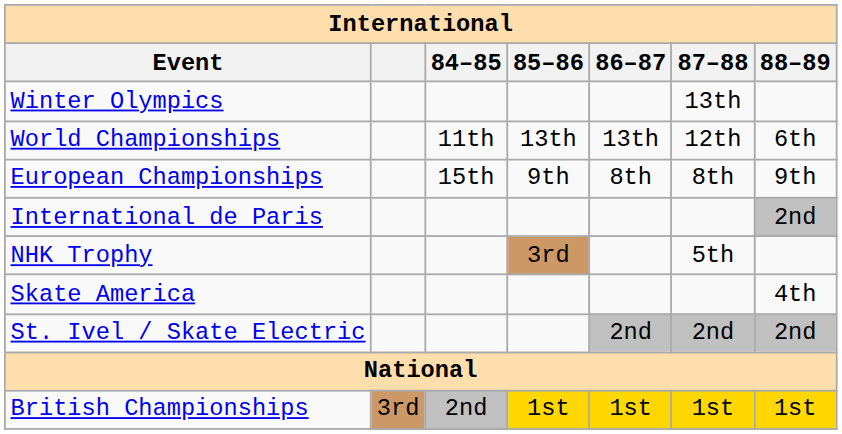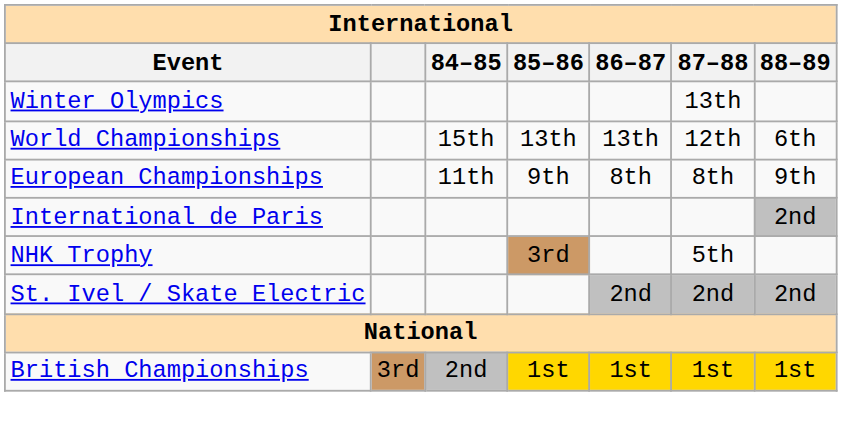(466, 140) 11th -> (466, 140) 15th
(466, 178) 15th -> (466, 178) 11th
- row: (103, 294)
